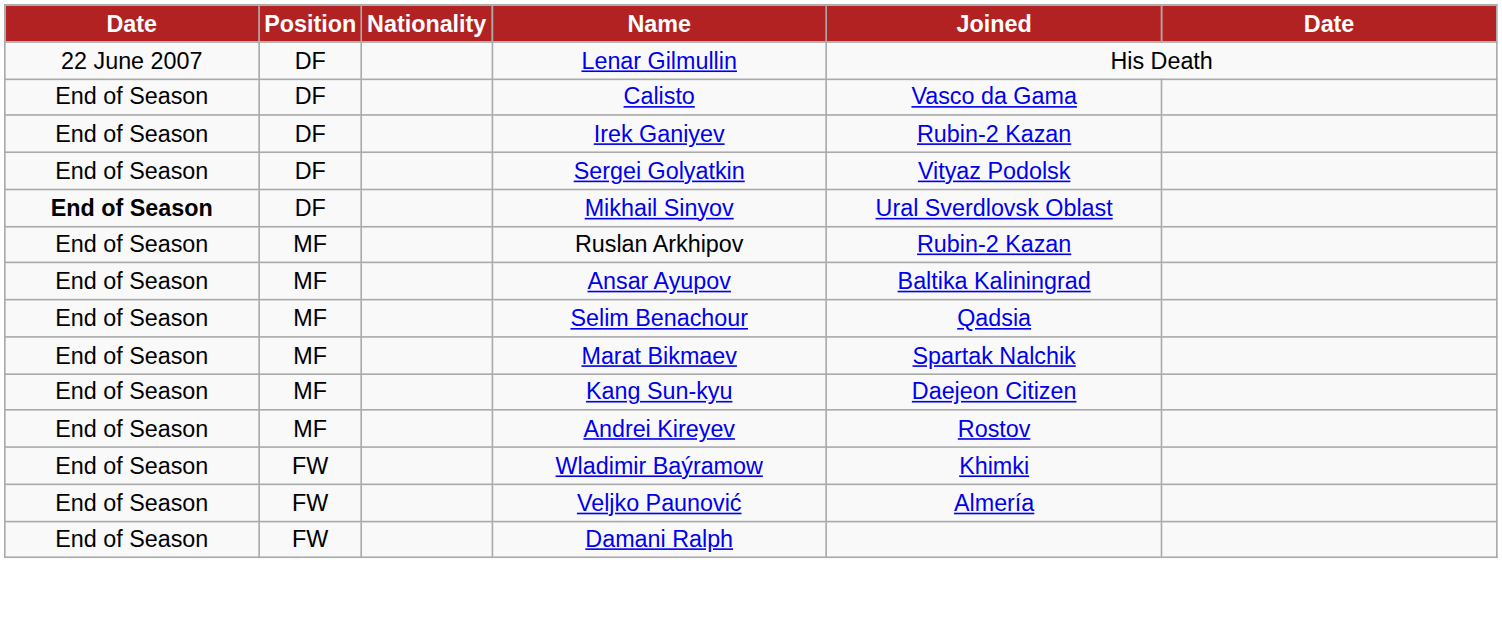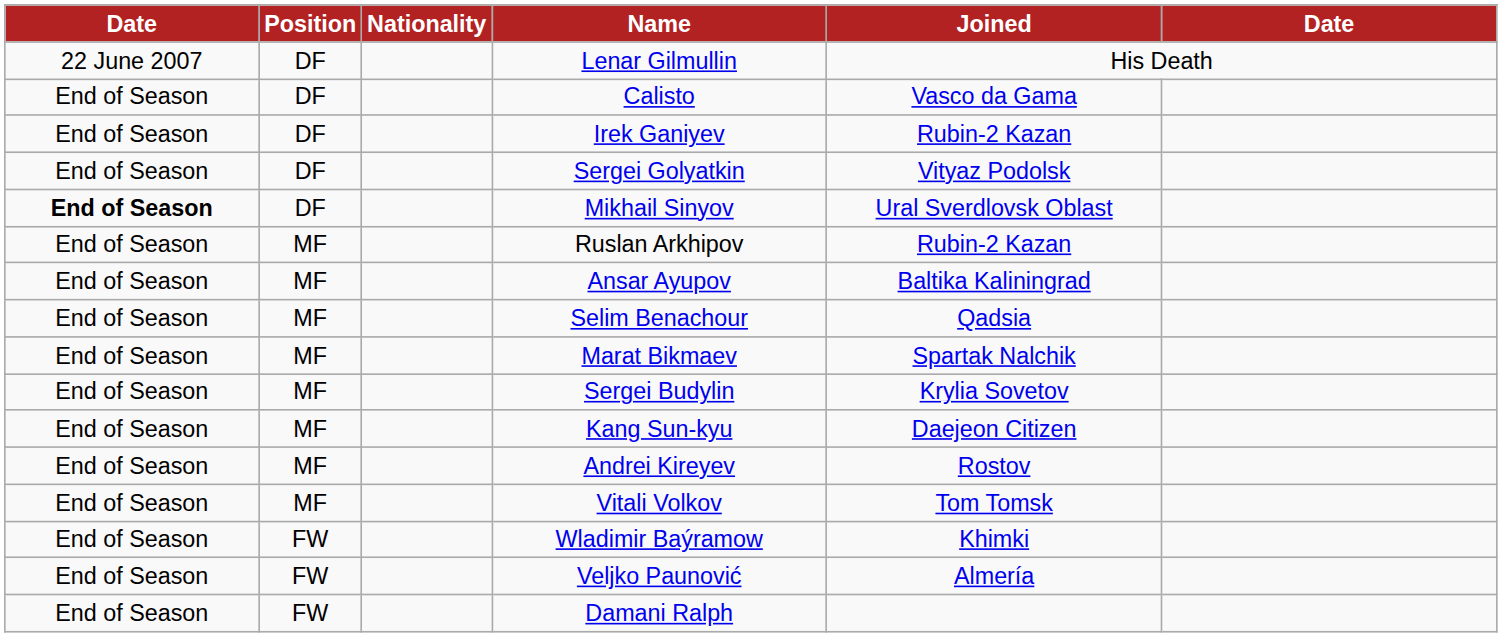+ row: (659, 392)
+ row: (659, 503)
